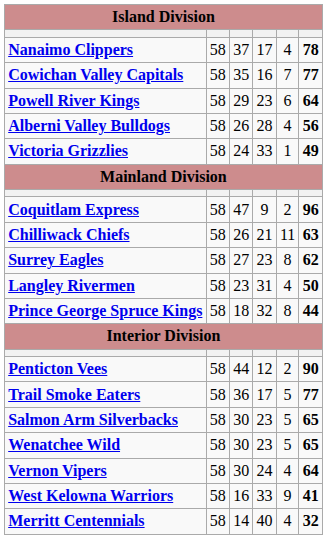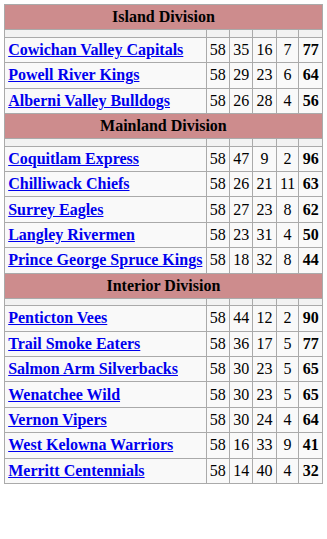- row: (71, 49)
- row: (68, 151)
